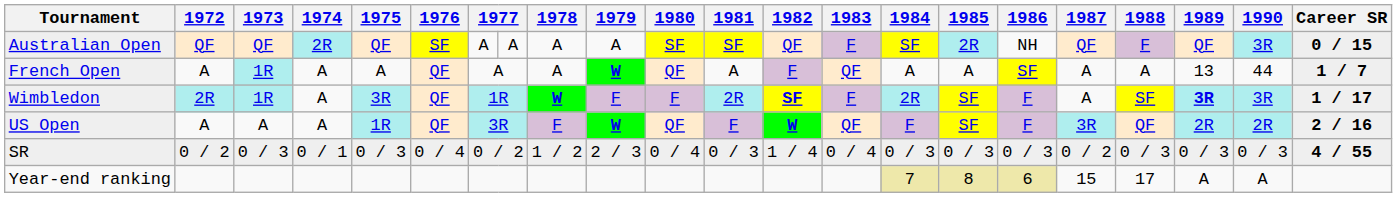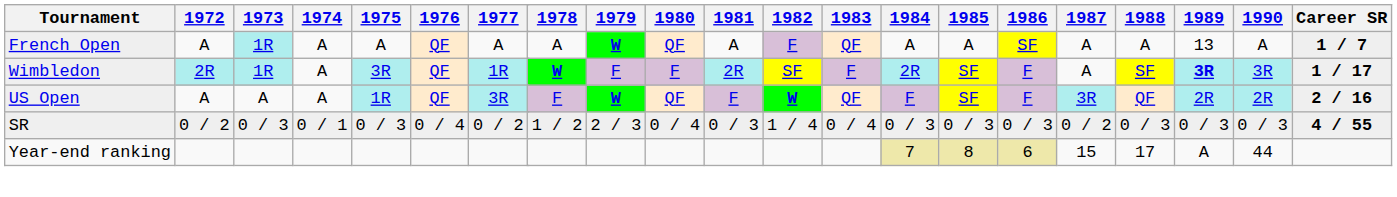- row: (85, 45)
(1263, 71) 44 -> (1263, 45) A
(792, 98) bold -> (792, 71) normal
(1263, 179) A -> (1263, 152) 44
